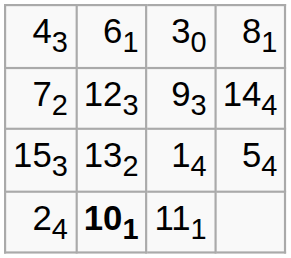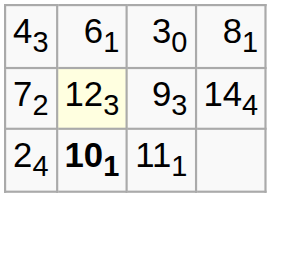(111, 98) no background -> (92, 98) lightyellow background
- row: (40, 160)
